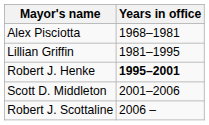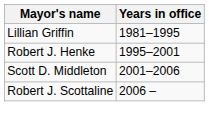- row: (44, 33)
(149, 71) bold -> (149, 52) normal
